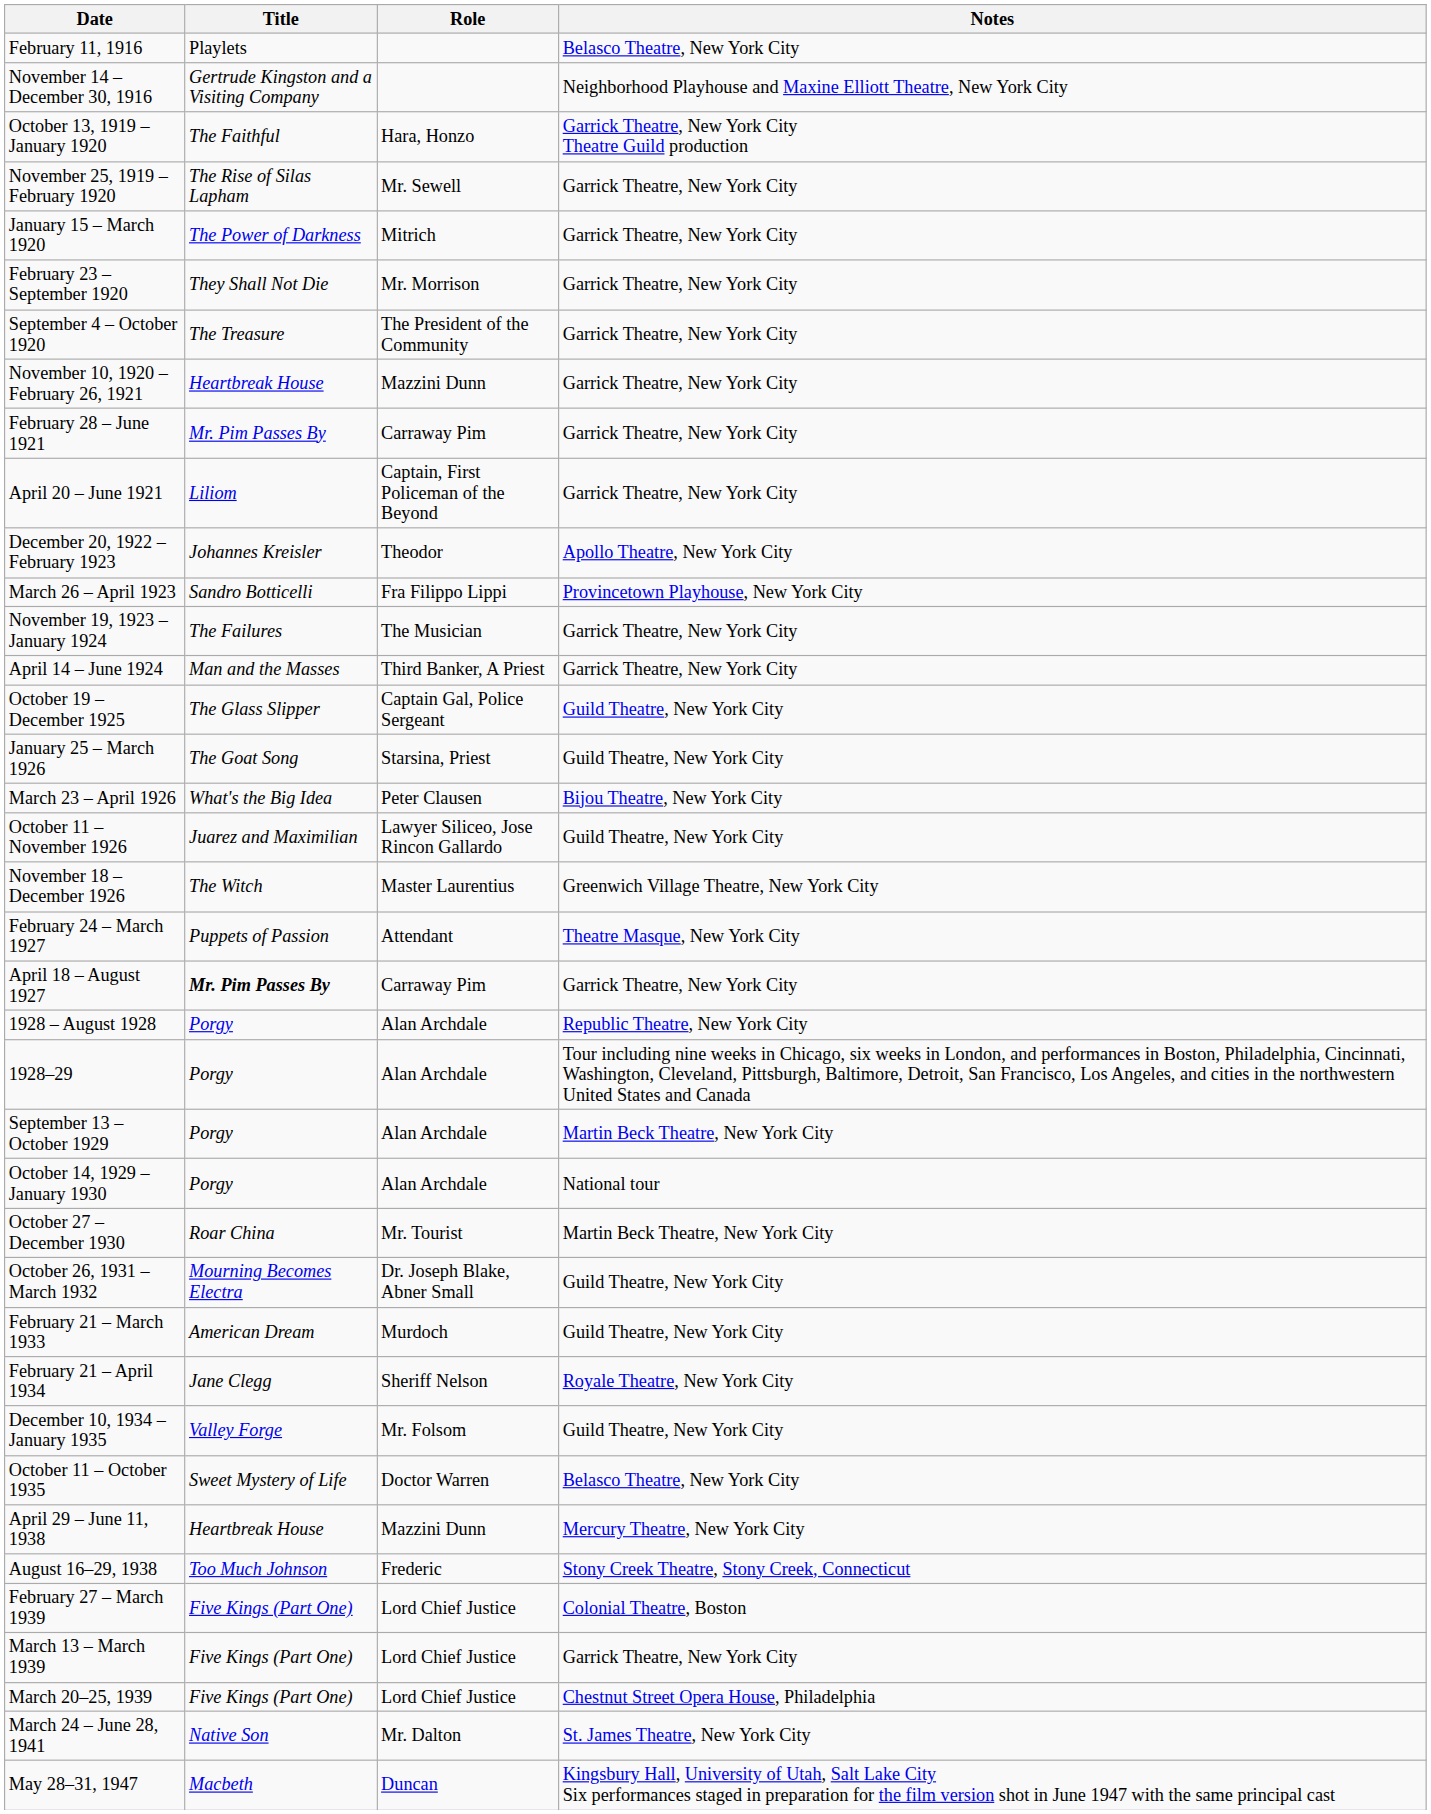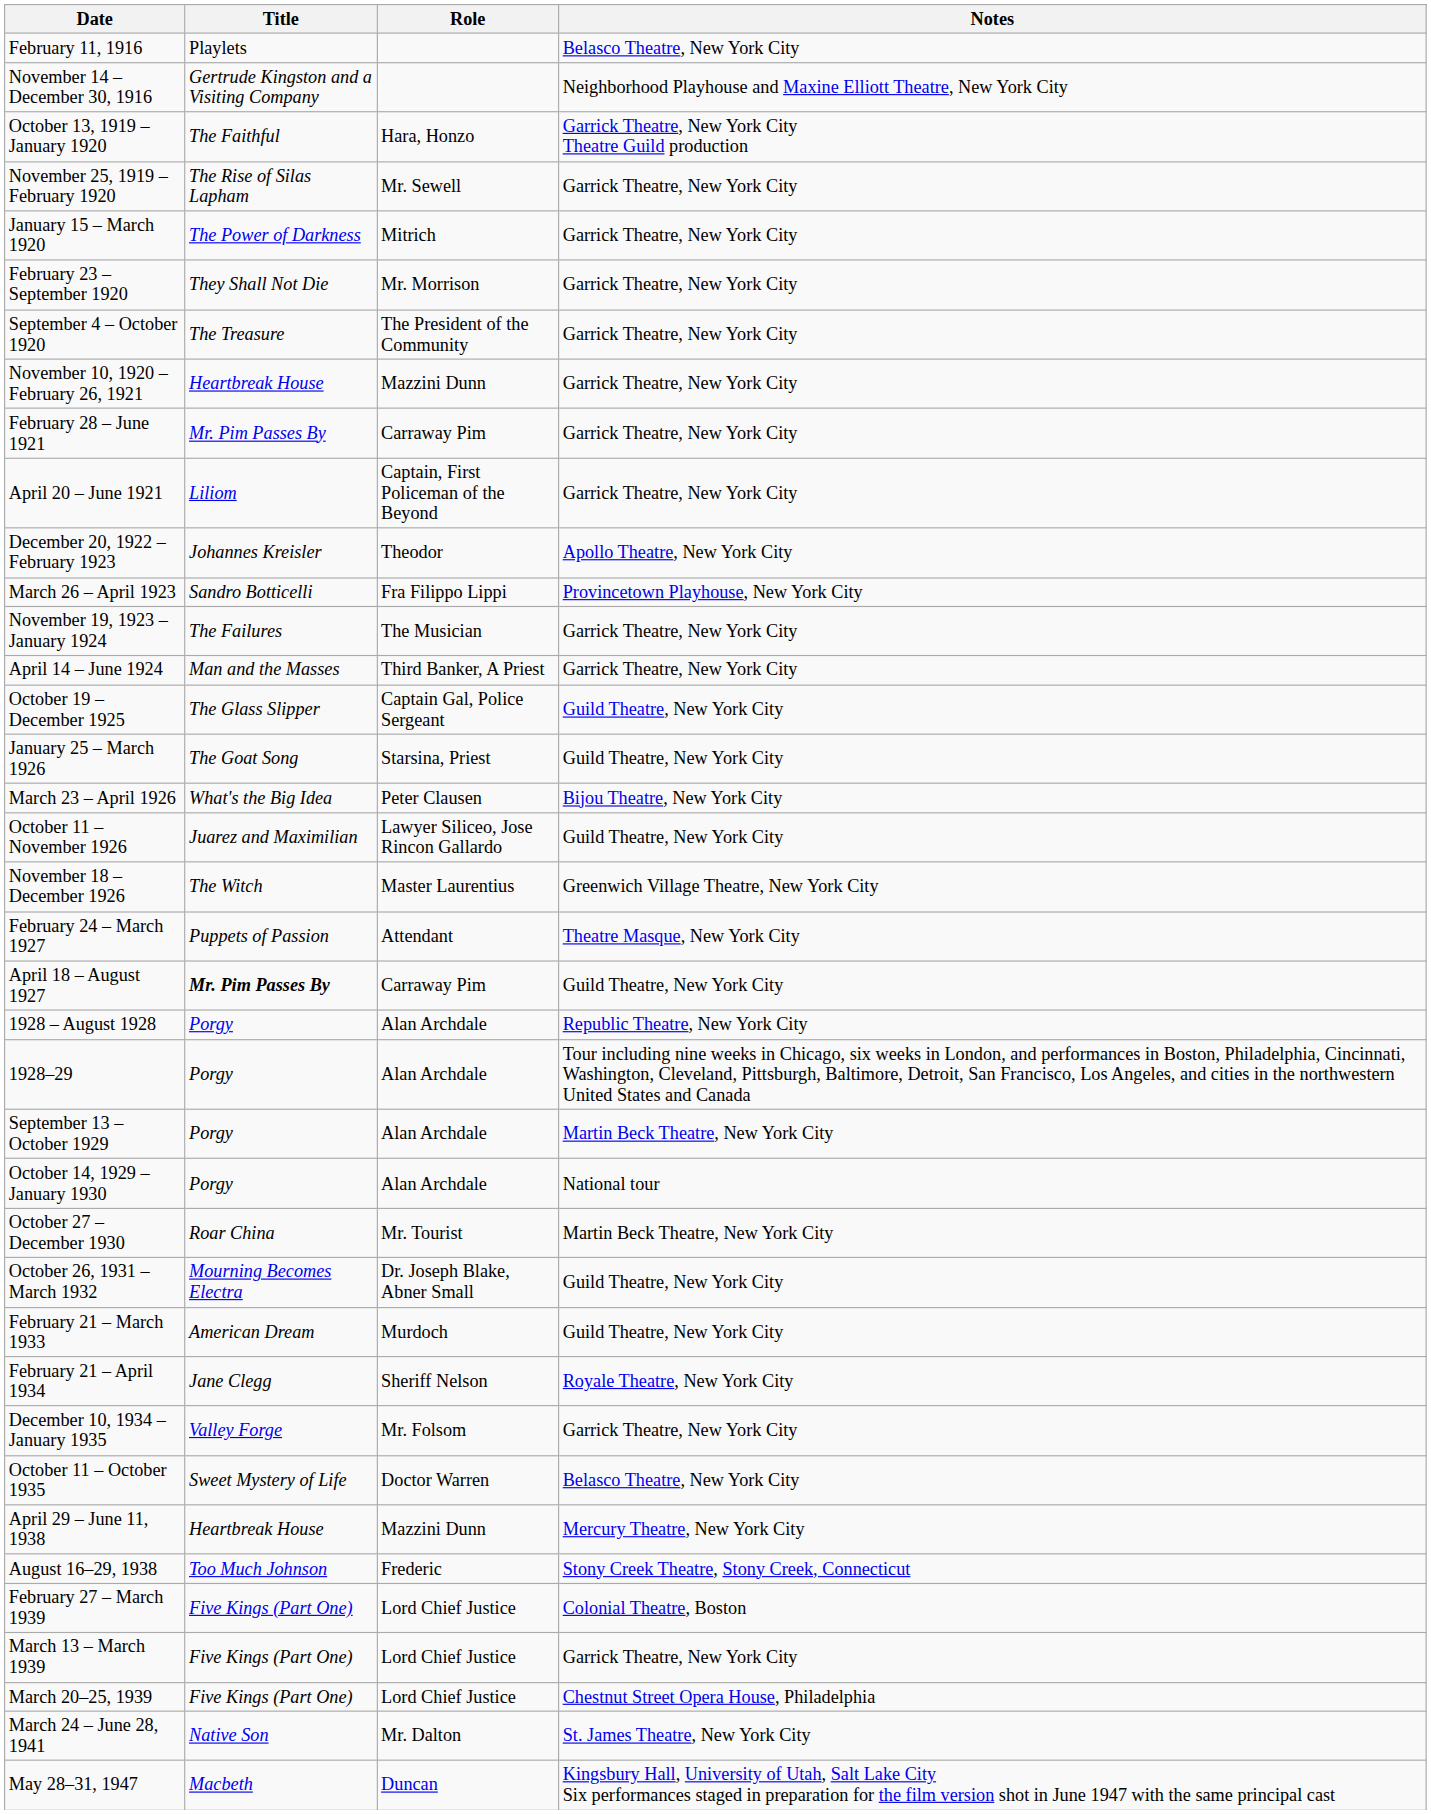(680, 985) Garrick Theatre, New York City -> (673, 985) Guild Theatre, New York City
(673, 1430) Guild Theatre, New York City -> (680, 1430) Garrick Theatre, New York City
